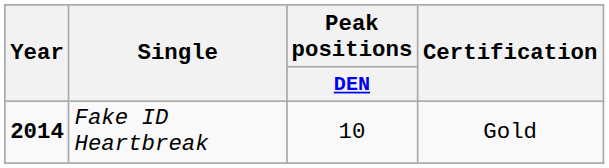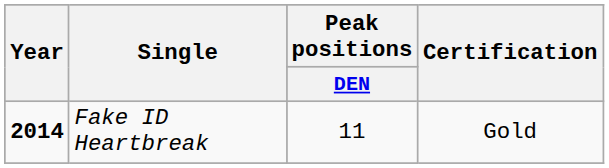(352, 132) 10 -> (352, 132) 11
